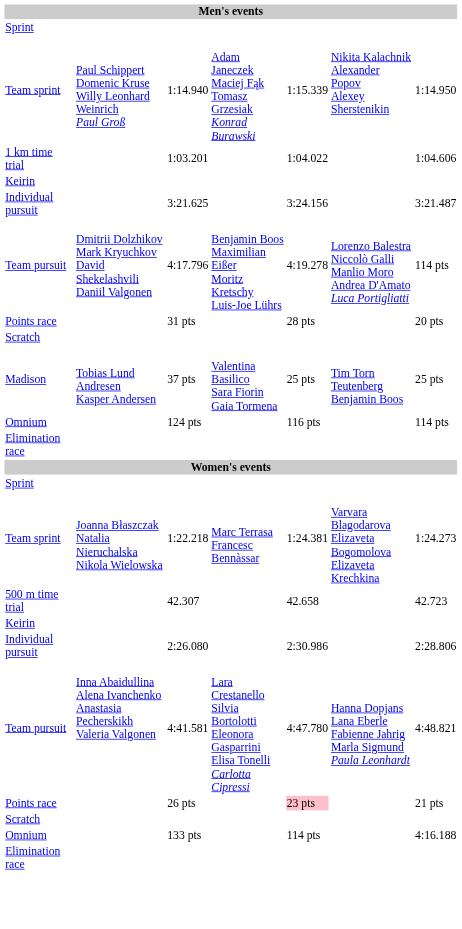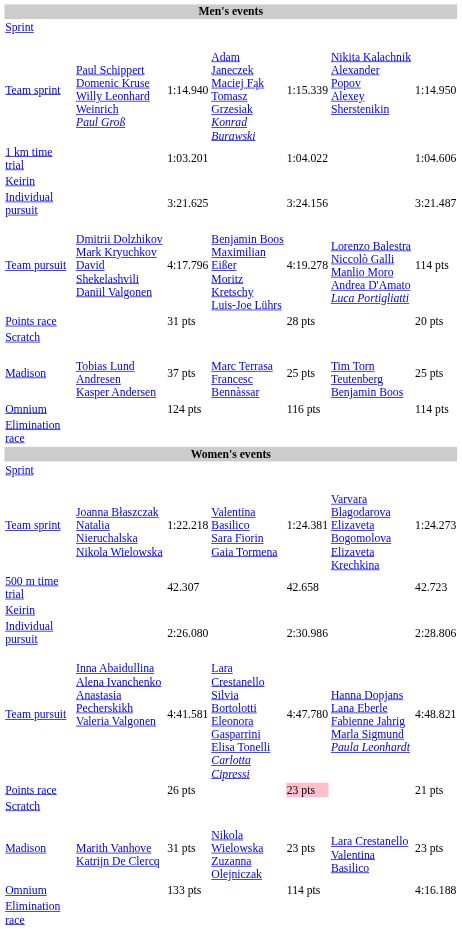(244, 386) Valentina Basilico Sara Fiorin Gaia Tormena -> (242, 379) Marc Terrasa Francesc Bennàssar
(242, 545) Marc Terrasa Francesc Bennàssar -> (244, 532) Valentina Basilico Sara Fiorin Gaia Tormena
+ row: (26, 848)
